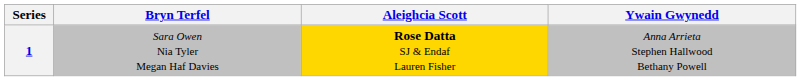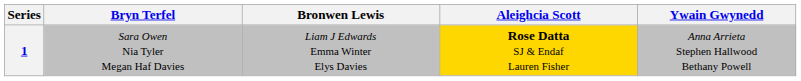+ column: (341, 14)
